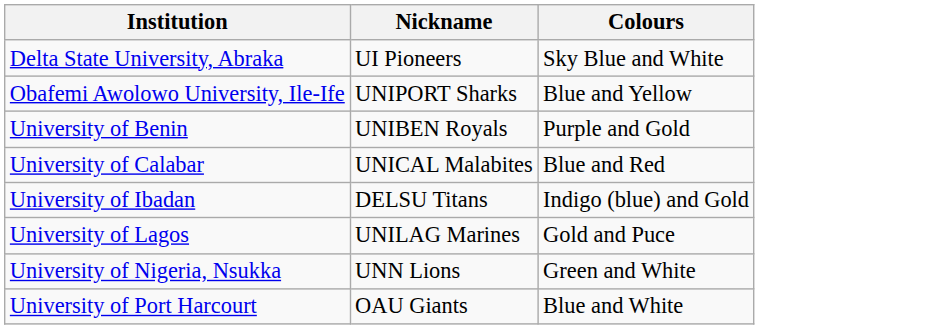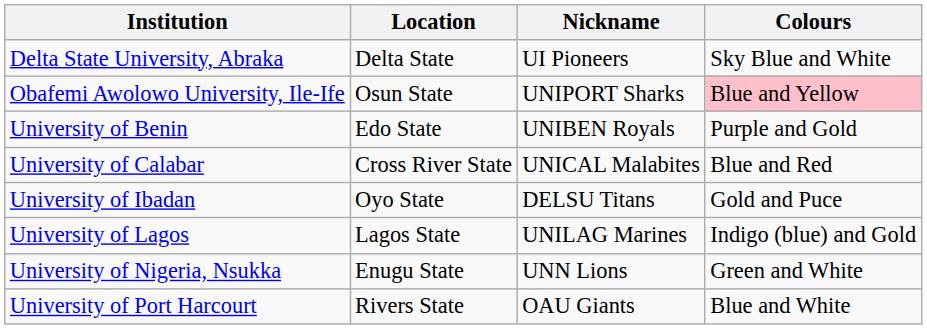+ column: (433, 22)
(617, 93) no background -> (785, 93) pink background
(646, 199) Indigo (blue) and Gold -> (776, 199) Gold and Puce
(609, 235) Gold and Puce -> (813, 235) Indigo (blue) and Gold
